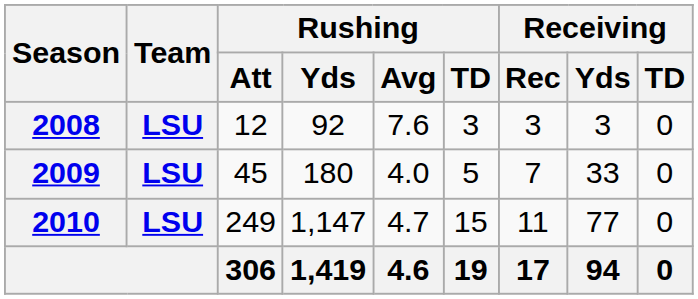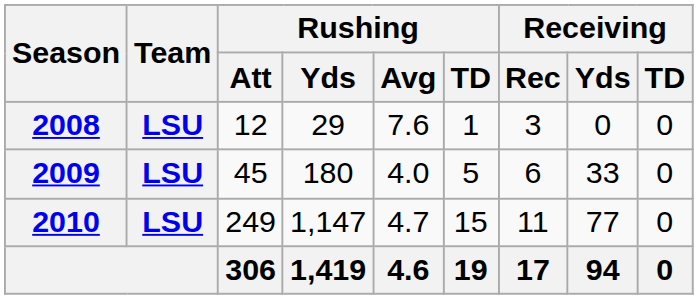(328, 125) 92 -> (328, 125) 29
(471, 125) 3 -> (471, 125) 1
(603, 125) 3 -> (603, 125) 0
(533, 173) 7 -> (533, 173) 6
